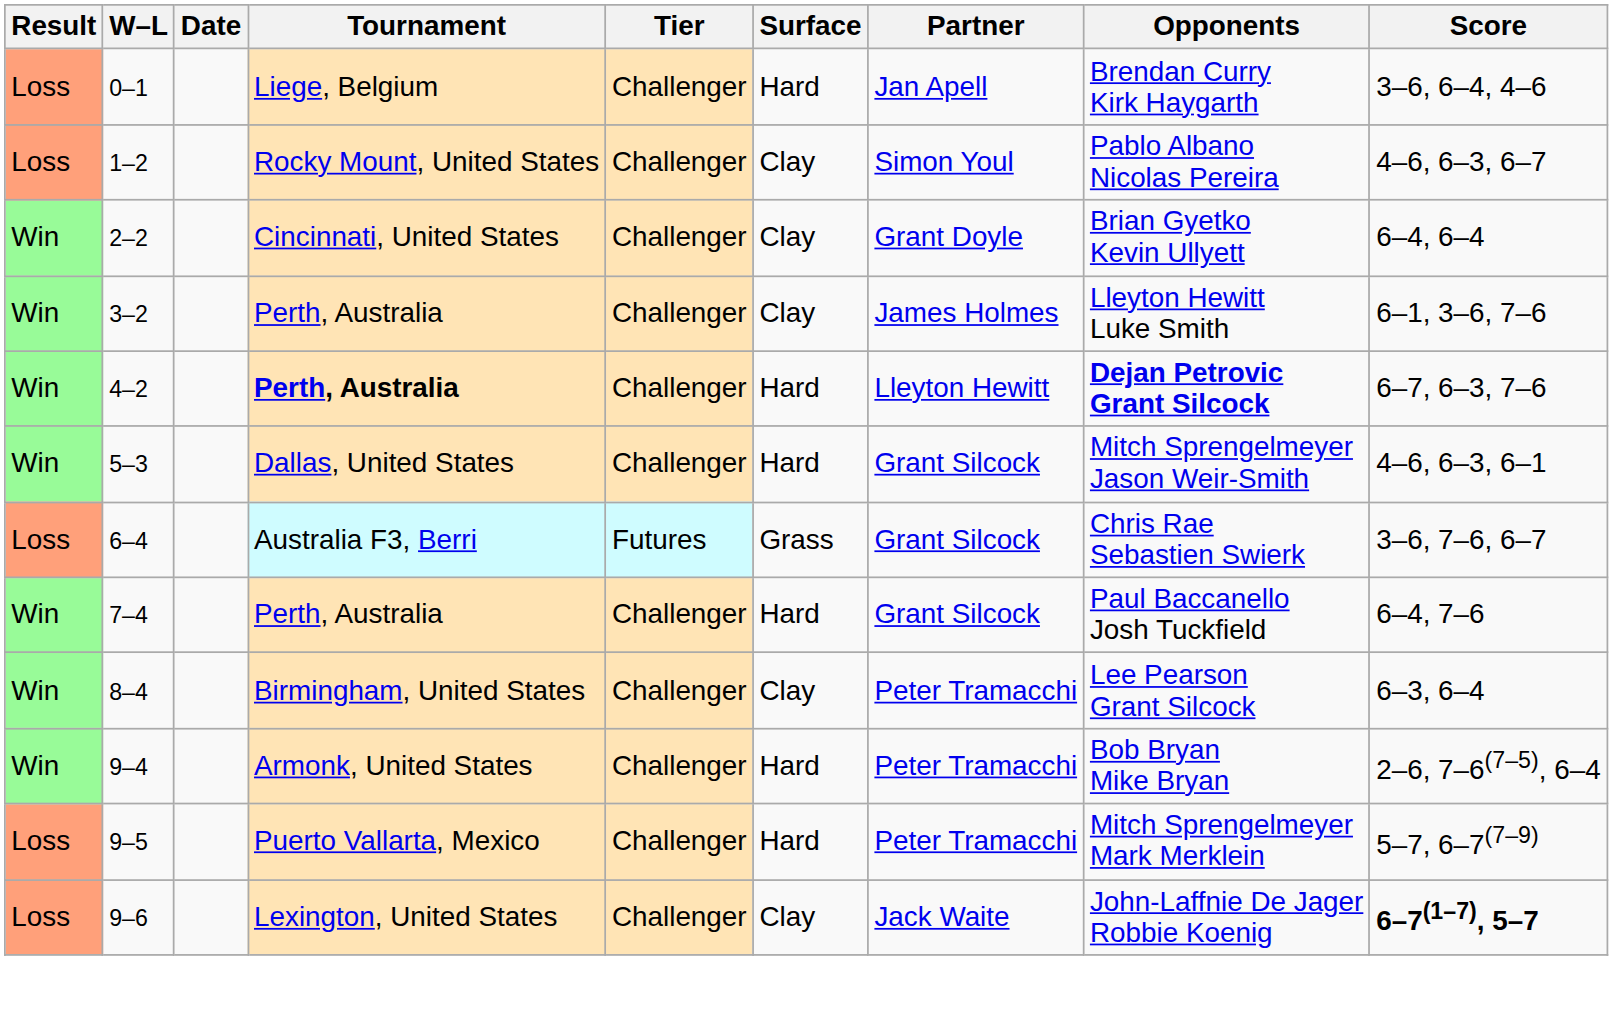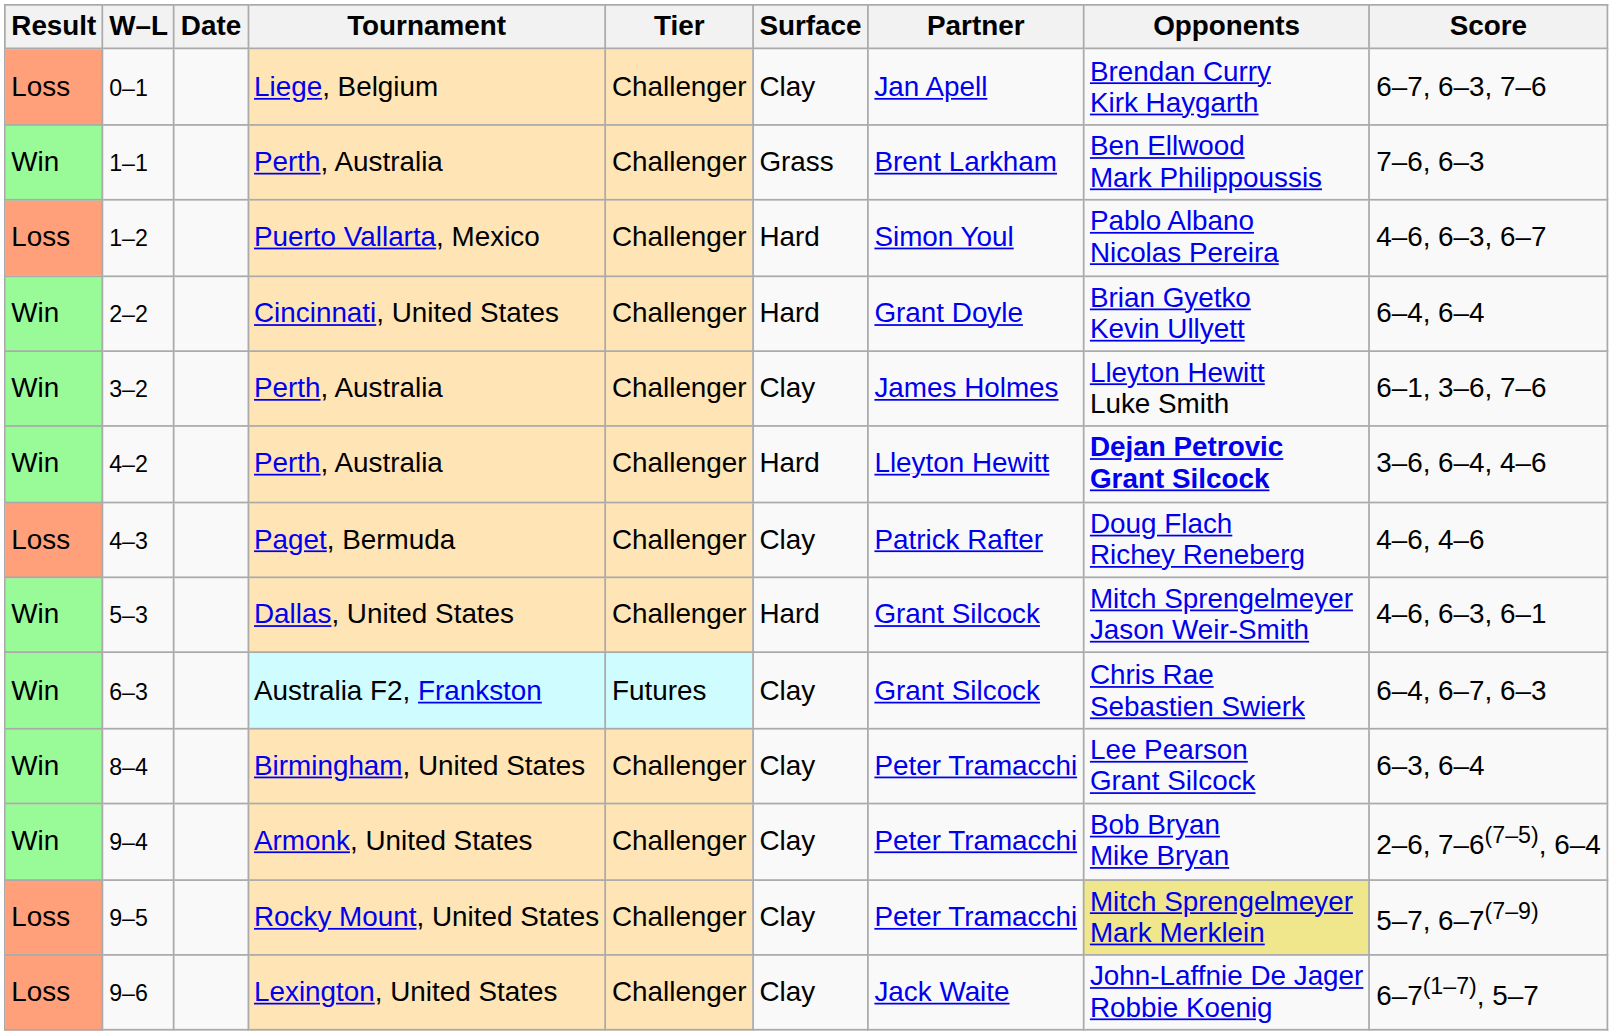(790, 86) Hard -> (787, 86) Clay
(1461, 86) 3–6, 6–4, 4–6 -> (1461, 86) 6–7, 6–3, 7–6
+ row: (129, 163)
(427, 161) Rocky Mount, United States -> (397, 237) Puerto Vallarta, Mexico
(787, 161) Clay -> (790, 237) Hard
(787, 237) Clay -> (790, 312) Hard
(356, 388) bold -> (348, 463) normal
(1461, 388) 6–7, 6–3, 7–6 -> (1461, 463) 3–6, 6–4, 4–6
+ row: (129, 540)
+ row: (129, 691)
- row: (129, 540)
- row: (129, 616)
(790, 765) Hard -> (787, 841) Clay
(397, 841) Puerto Vallarta, Mexico -> (427, 916) Rocky Mount, United States
(790, 841) Hard -> (787, 916) Clay
(1221, 841) no background -> (1221, 916) khaki background
(1457, 916) bold -> (1457, 992) normal
